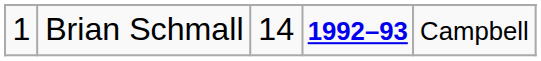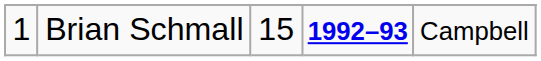(276, 30) 14 -> (276, 30) 15
